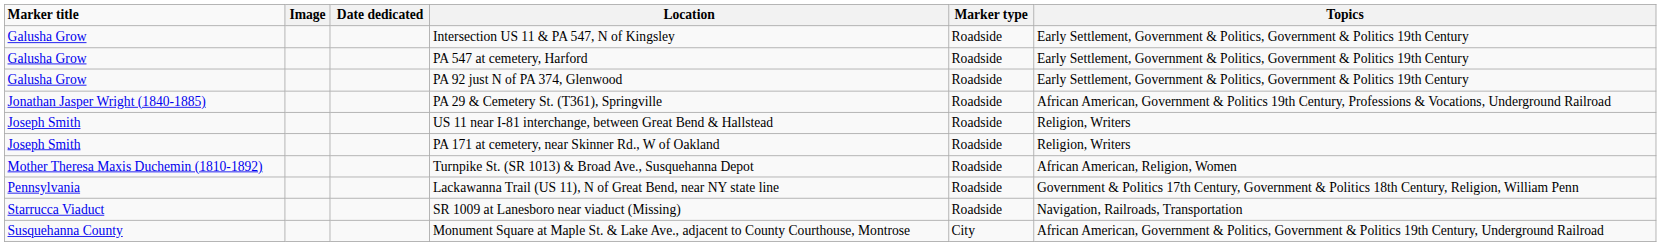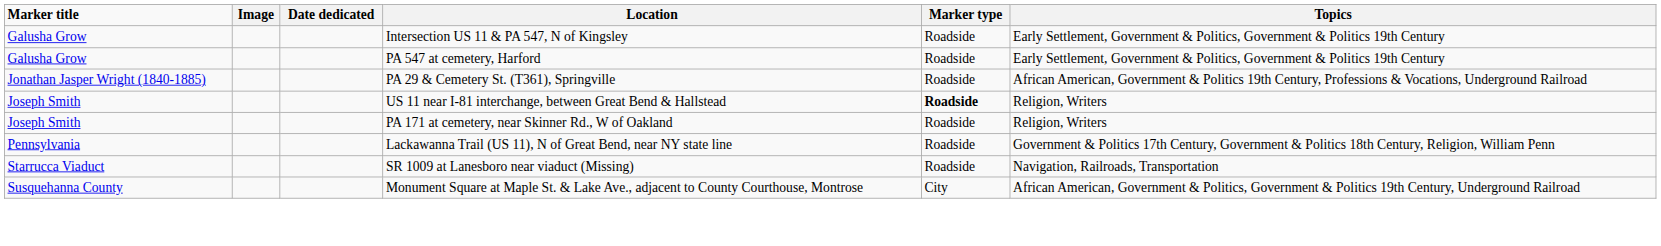- row: (528, 79)
(977, 123) normal -> (951, 101) bold
- row: (593, 166)
